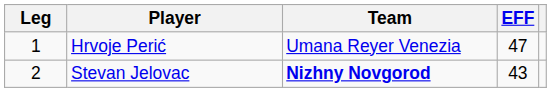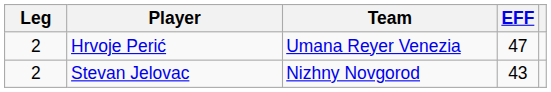(36, 45) 1 -> (36, 45) 2
(358, 73) bold -> (353, 73) normal
